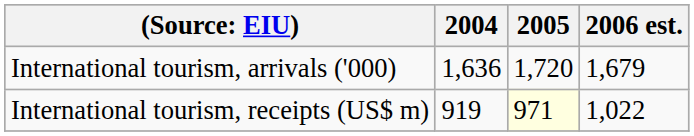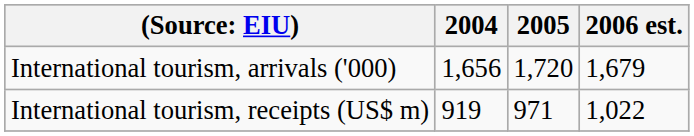(471, 67) 1,636 -> (471, 67) 1,656
(533, 109) lightyellow background -> (533, 109) no background
